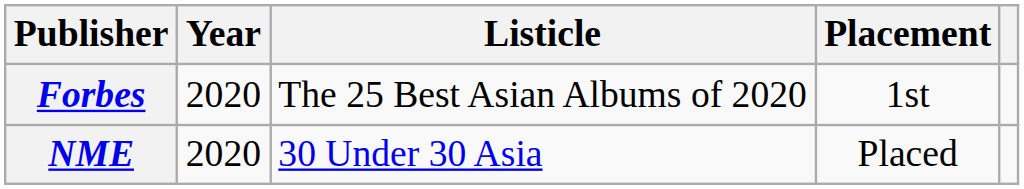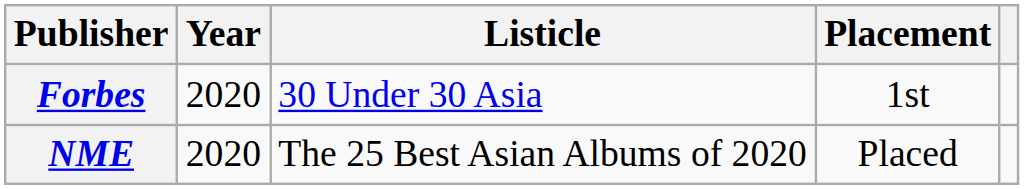(543, 93) The 25 Best Asian Albums of 2020 -> (410, 93) 30 Under 30 Asia
(410, 153) 30 Under 30 Asia -> (543, 153) The 25 Best Asian Albums of 2020
